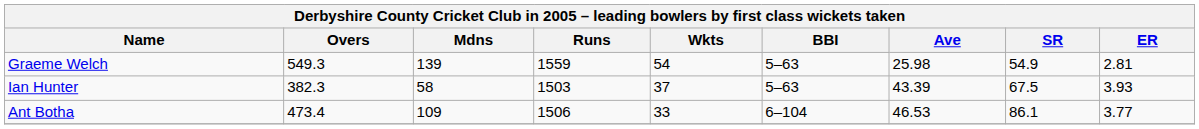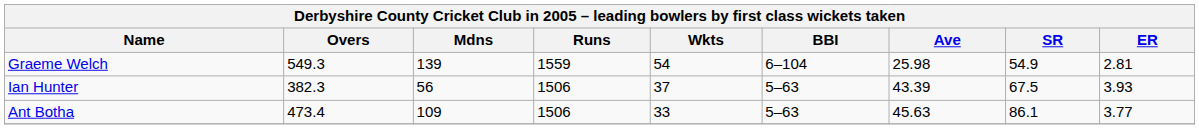(782, 64) 5–63 -> (786, 64) 6–104
(425, 87) 58 -> (425, 87) 56
(554, 87) 1503 -> (554, 87) 1506
(786, 111) 6–104 -> (782, 111) 5–63
(911, 111) 46.53 -> (911, 111) 45.63
